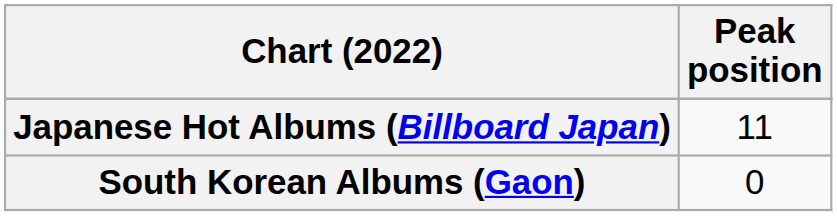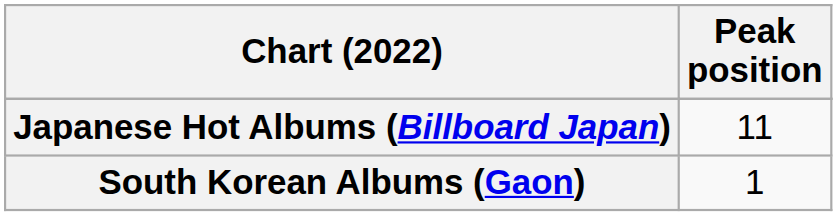(755, 182) 0 -> (755, 182) 1
